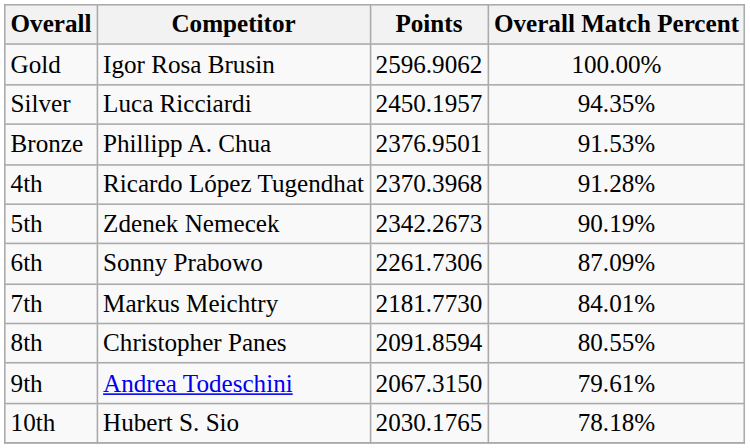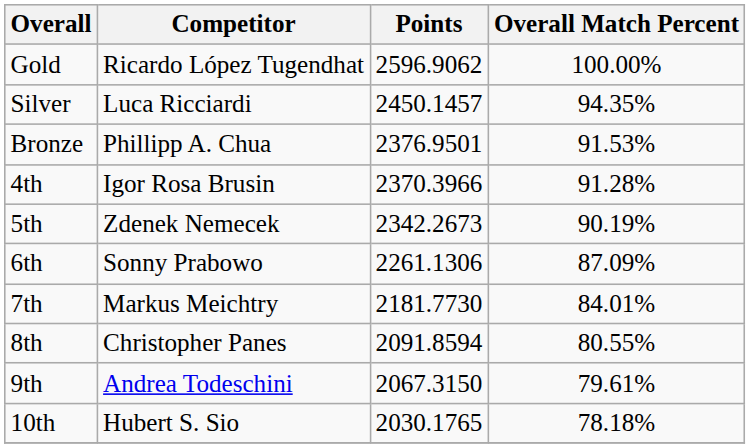(189, 64) Igor Rosa Brusin -> (234, 64) Ricardo López Tugendhat
(429, 104) 2450.1957 -> (429, 104) 2450.1457
(234, 183) Ricardo López Tugendhat -> (189, 183) Igor Rosa Brusin
(429, 183) 2370.3968 -> (429, 183) 2370.3966
(429, 263) 2261.7306 -> (429, 263) 2261.1306
